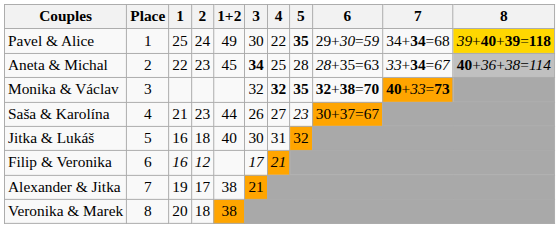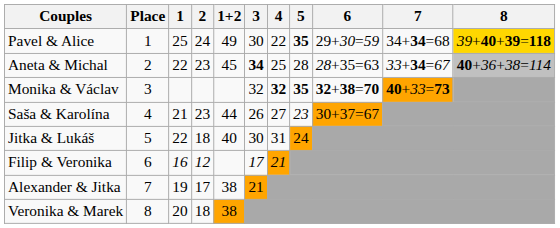(180, 138) 16 -> (180, 138) 22
(301, 138) 32 -> (301, 138) 24
